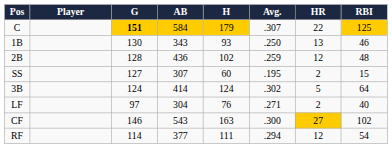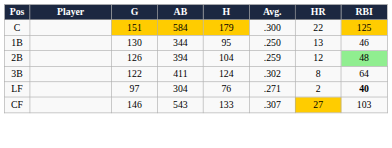(134, 27) bold -> (134, 27) normal
(272, 27) .307 -> (272, 27) .300
(180, 43) 343 -> (180, 43) 344
(226, 43) 93 -> (226, 43) 95
(134, 58) 128 -> (134, 58) 126
(180, 58) 436 -> (180, 58) 394
(226, 58) 102 -> (226, 58) 104
(364, 58) no background -> (364, 58) lightgreen background
- row: (17, 74)
(134, 89) 124 -> (134, 74) 122
(180, 89) 414 -> (180, 74) 411
(318, 89) 5 -> (318, 74) 8
(364, 105) normal -> (364, 89) bold
(226, 120) 163 -> (226, 105) 133
(272, 120) .300 -> (272, 105) .307
(364, 120) 102 -> (364, 105) 103
- row: (17, 136)
